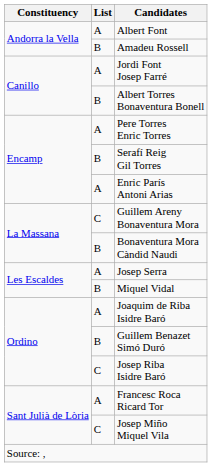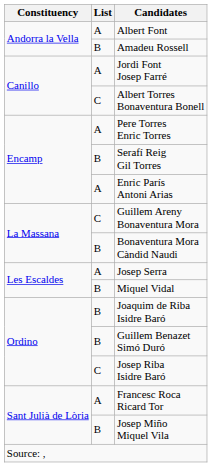(97, 100) B -> (97, 100) C
(98, 311) A -> (97, 311) B
(97, 429) C -> (97, 429) B
